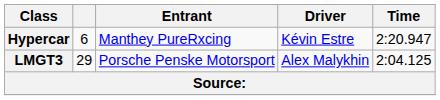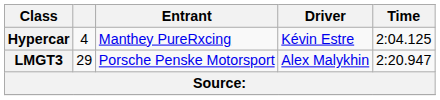(84, 39) 6 -> (84, 39) 4
(404, 39) 2:20.947 -> (404, 39) 2:04.125
(404, 61) 2:04.125 -> (404, 61) 2:20.947
